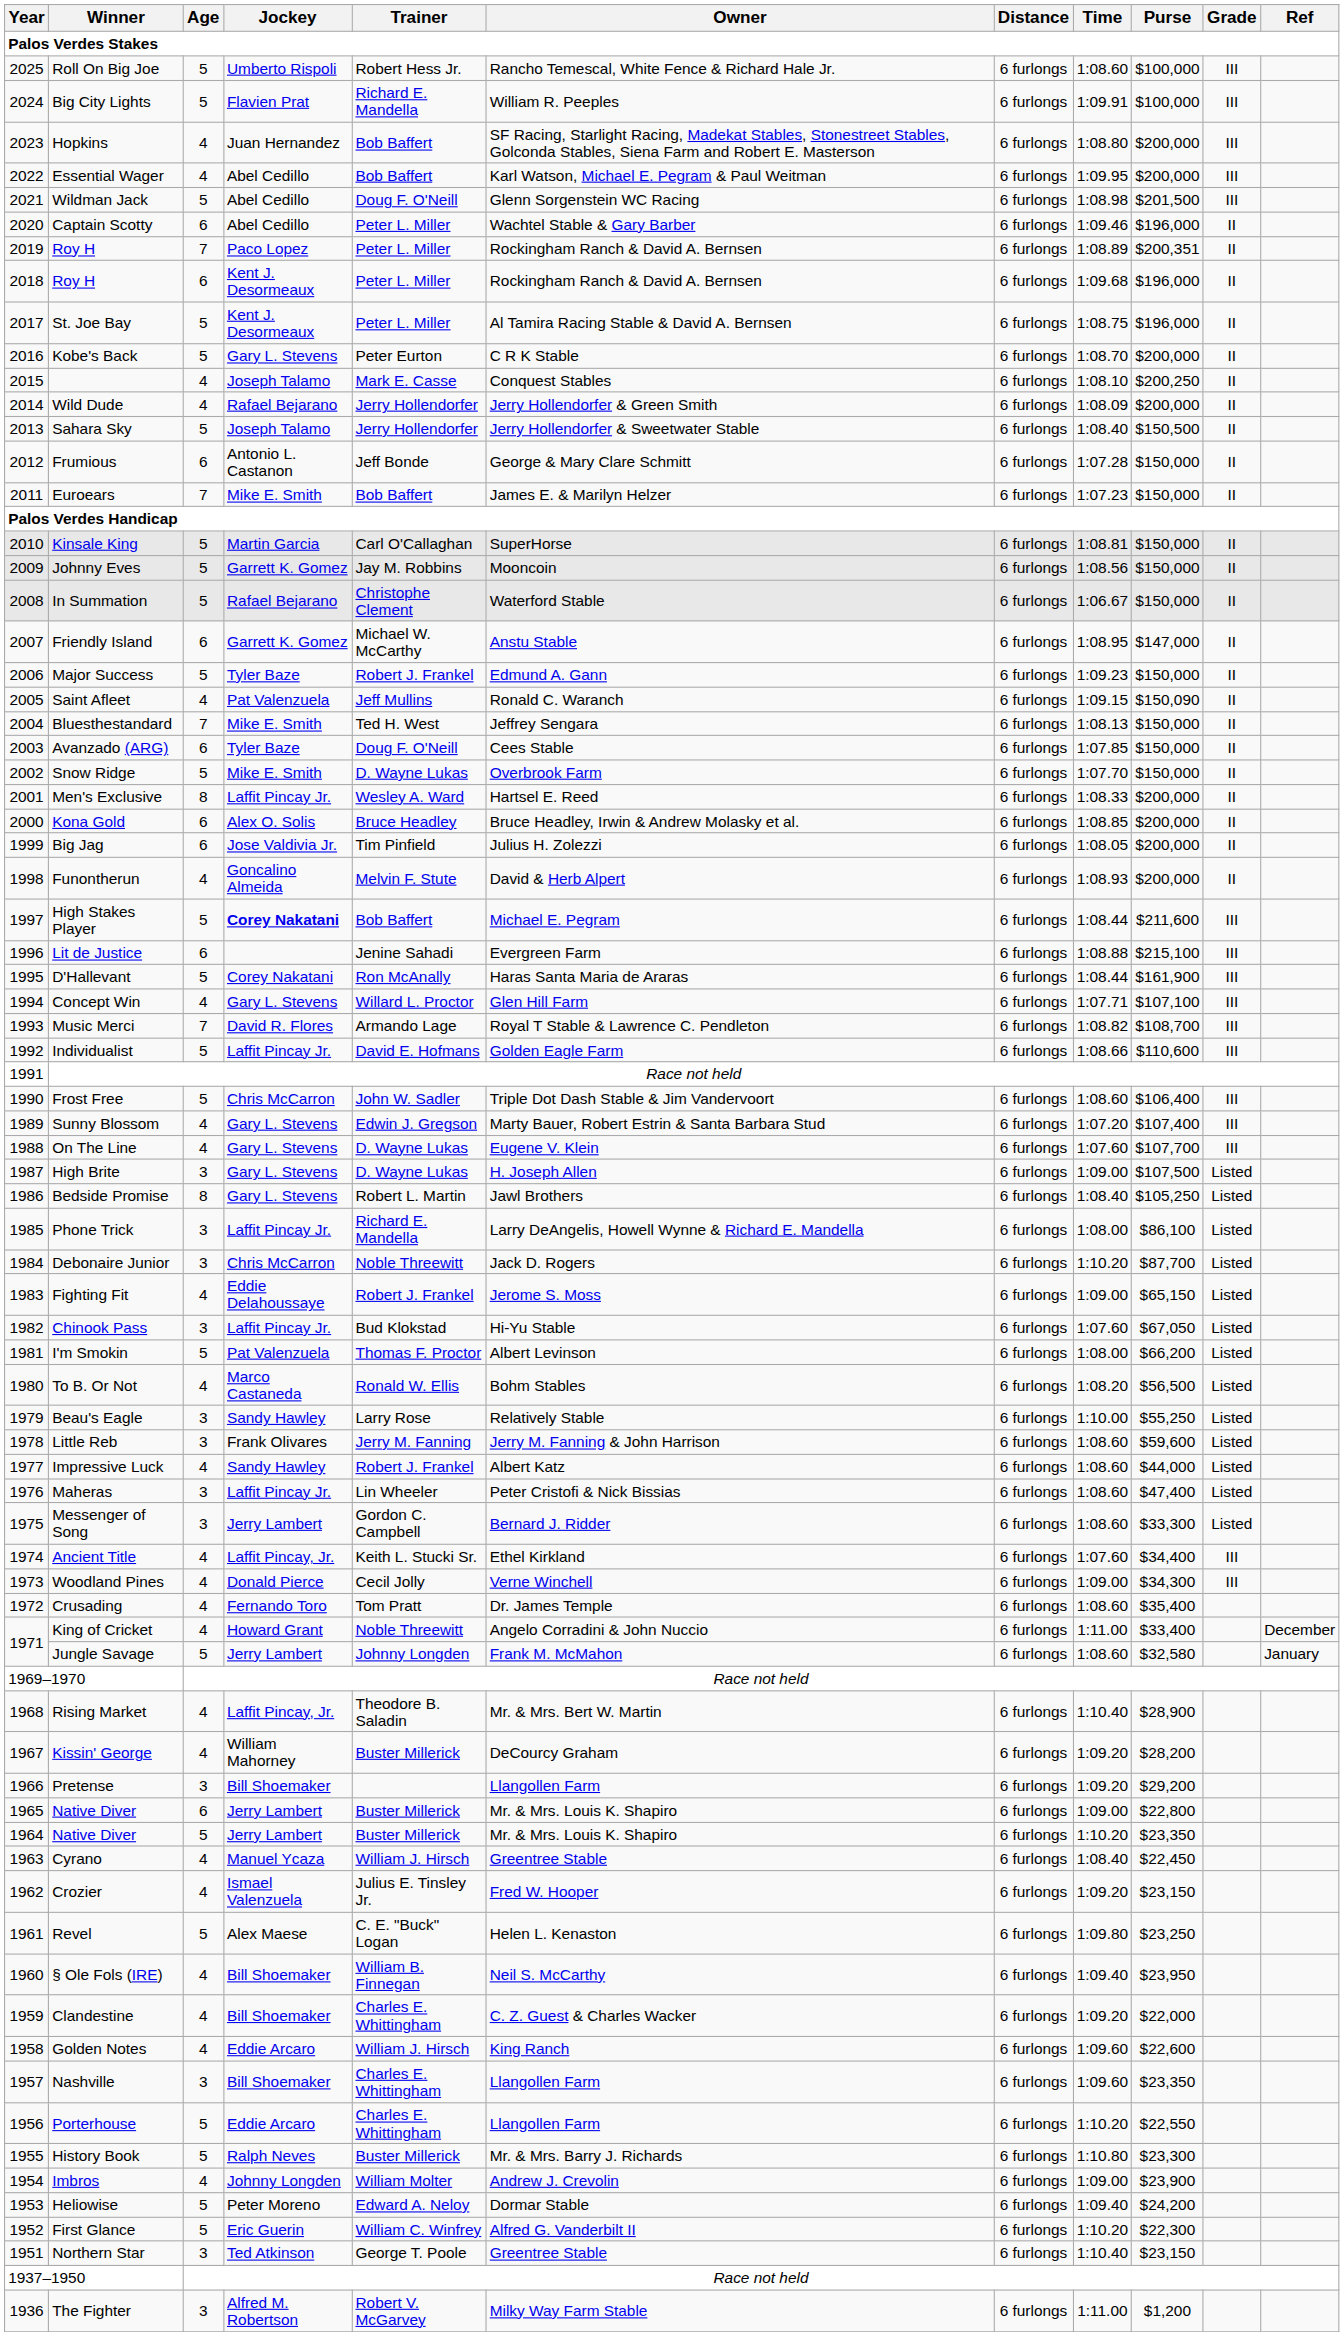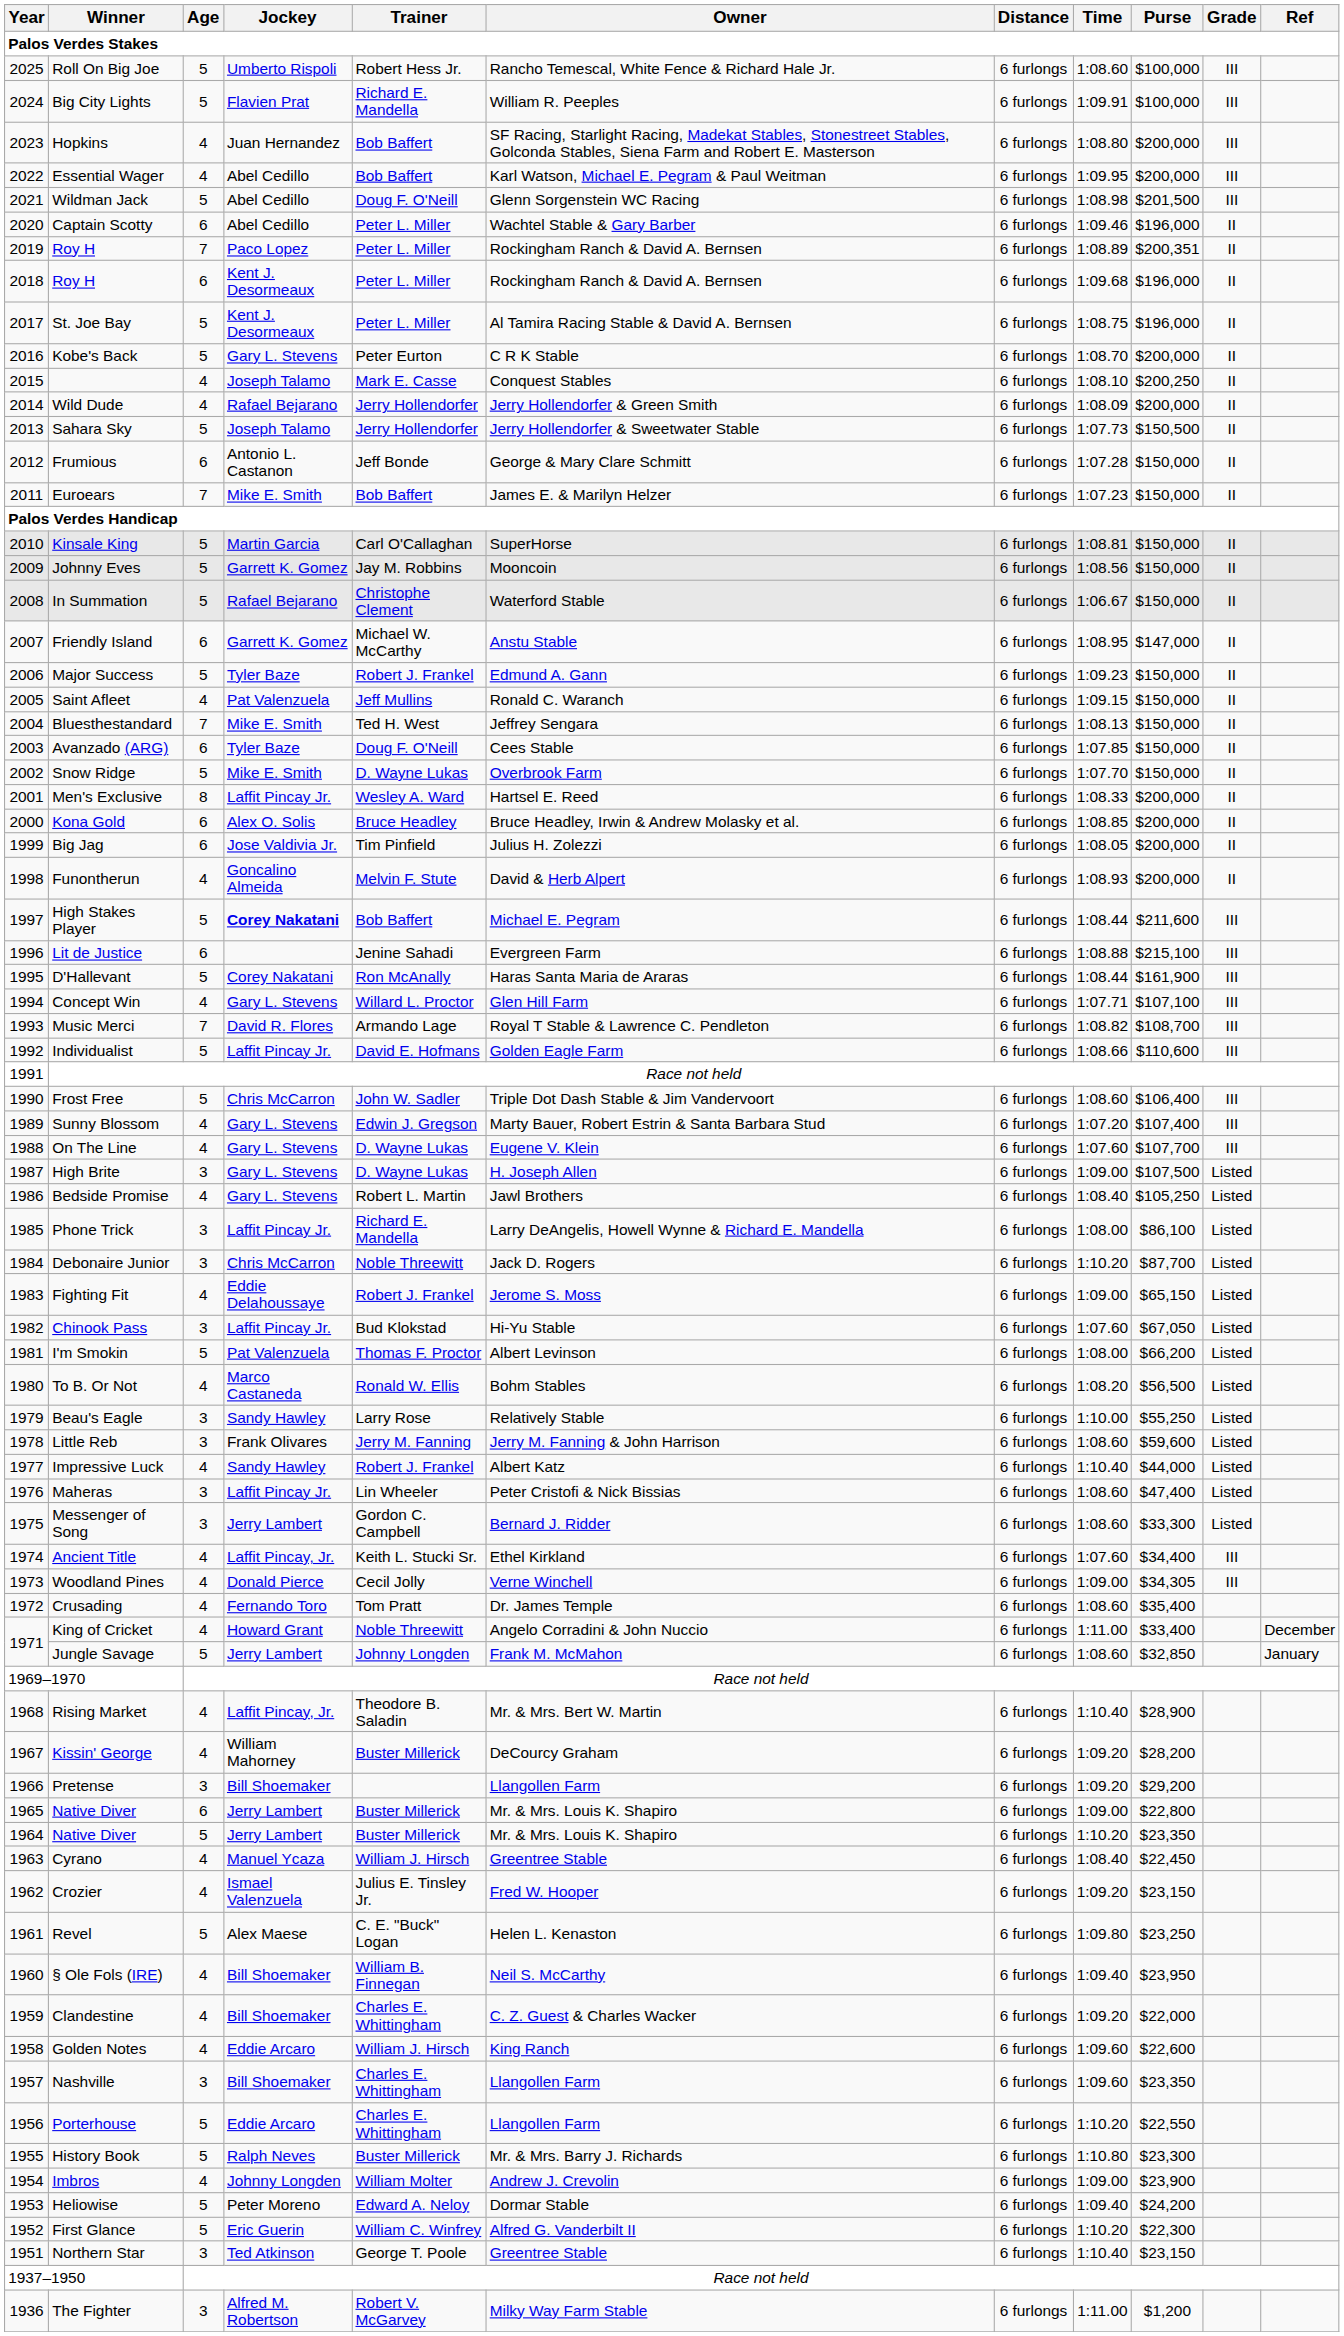(1102, 429) 1:08.40 -> (1102, 429) 1:07.73
(1167, 699) $150,090 -> (1167, 699) $150,000
(203, 1196) 8 -> (203, 1196) 4
(1102, 1466) 1:08.60 -> (1102, 1466) 1:10.40
(1167, 1581) $34,300 -> (1167, 1581) $34,305
(1167, 1654) $32,580 -> (1167, 1654) $32,850
